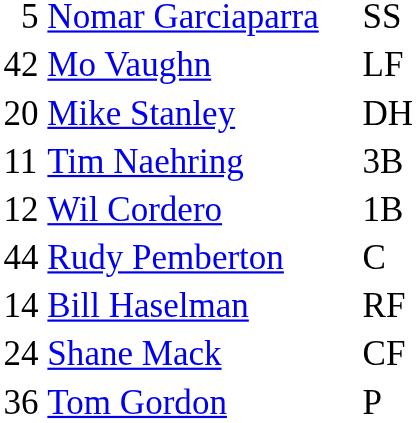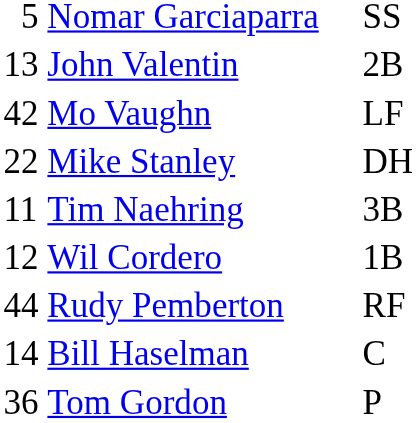+ row: (143, 64)
(21, 113) 20 -> (21, 161) 22
(374, 257) C -> (384, 305) RF
(384, 305) RF -> (374, 353) C
- row: (134, 353)
